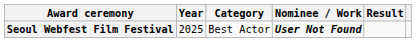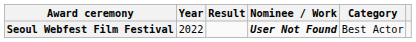columns swapped: (239, 13) <-> (385, 13)
(191, 30) 2025 -> (191, 30) 2022
